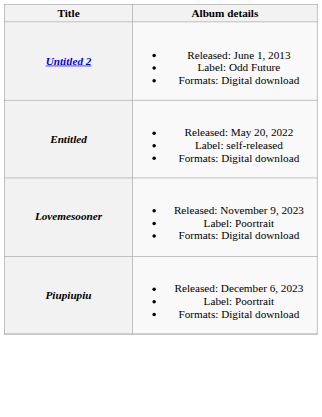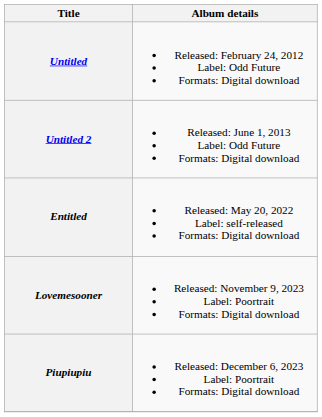+ row: (69, 61)
